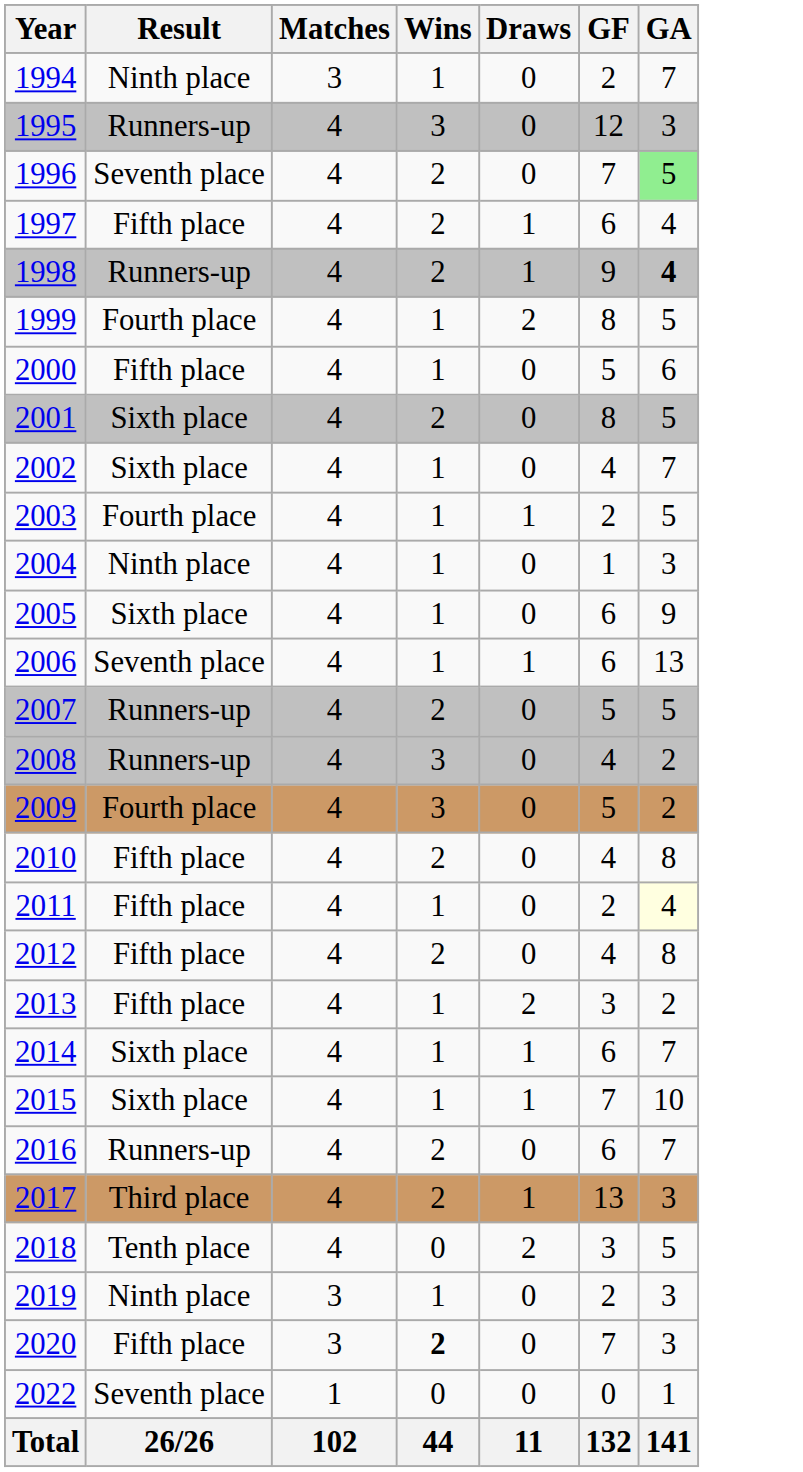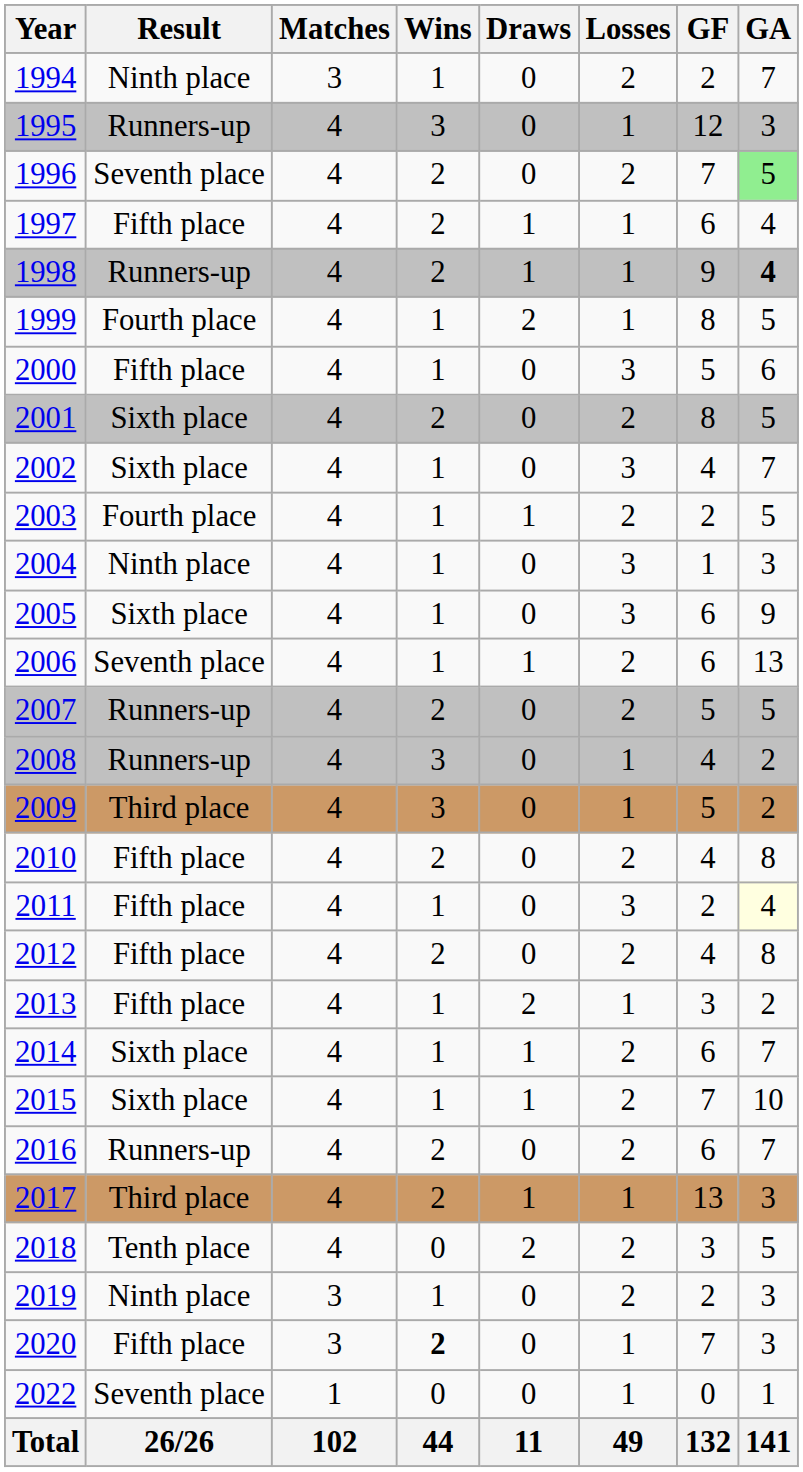+ column: (628, 28)
(179, 808) Fourth place -> (179, 808) Third place
